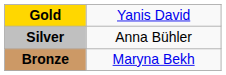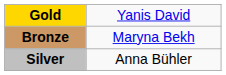rows swapped: (45, 37) <-> (45, 59)
